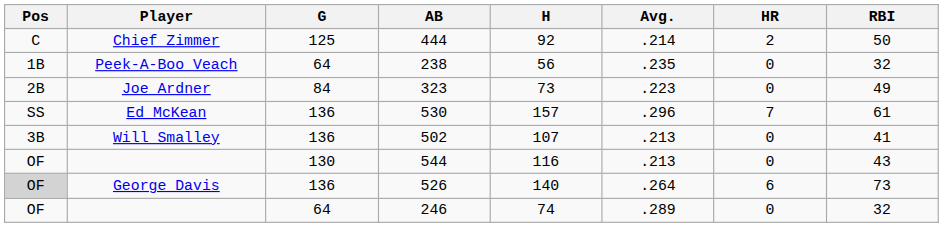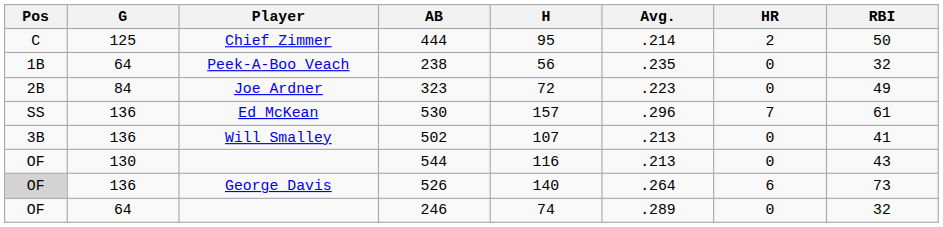columns swapped: (166, 17) <-> (322, 17)
(546, 41) 92 -> (546, 41) 95
(546, 89) 73 -> (546, 89) 72
